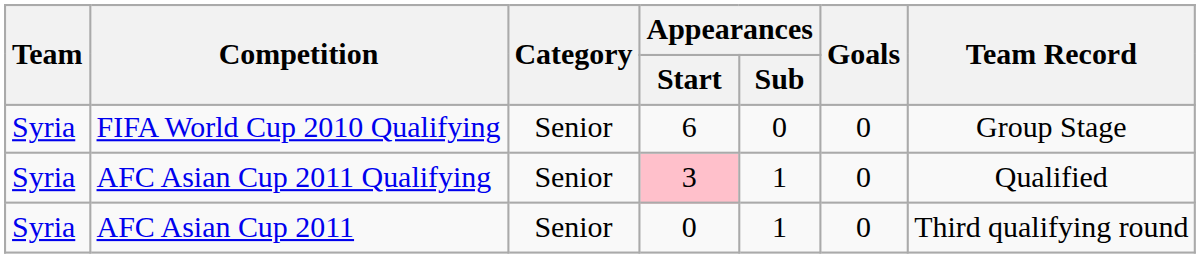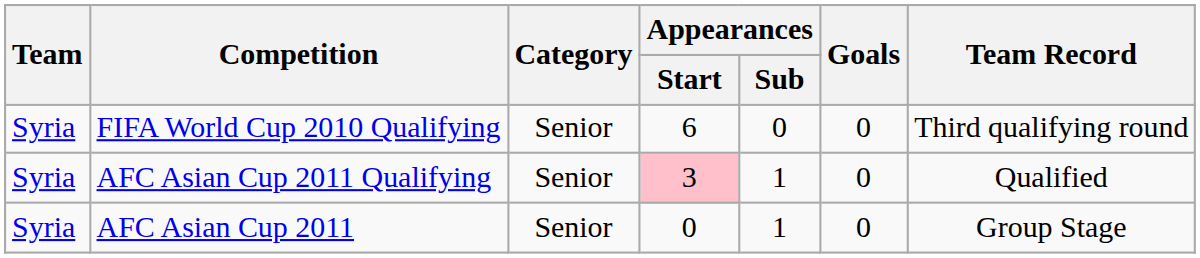(1051, 128) Group Stage -> (1051, 128) Third qualifying round
(1051, 227) Third qualifying round -> (1051, 227) Group Stage
